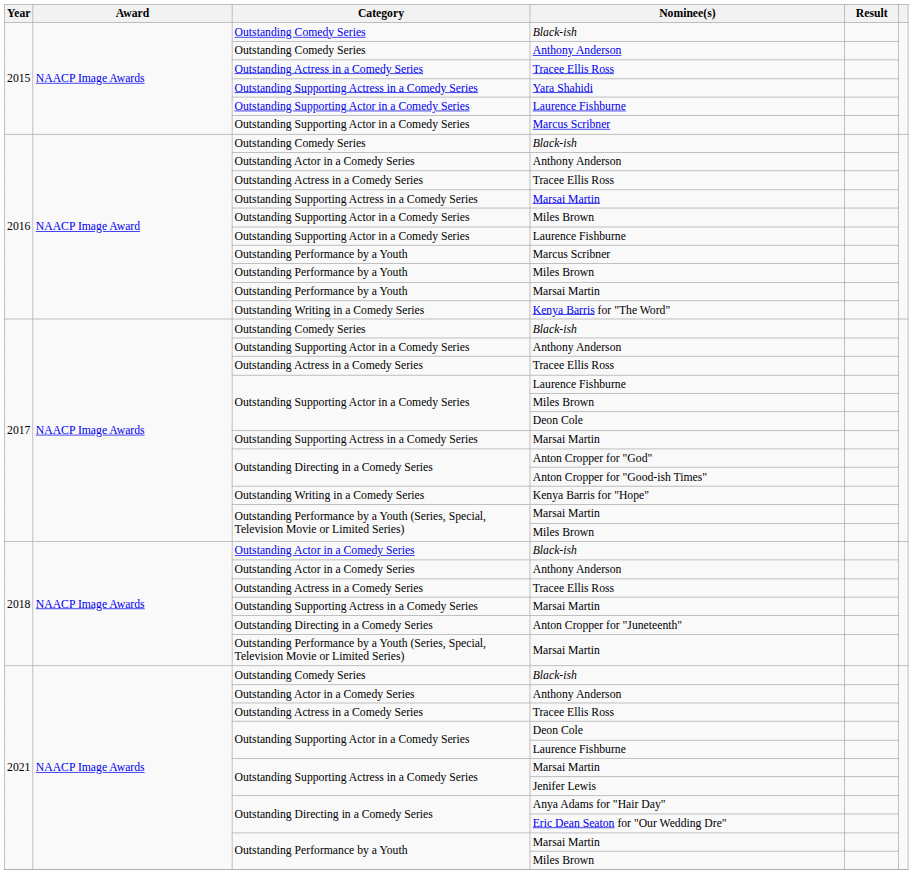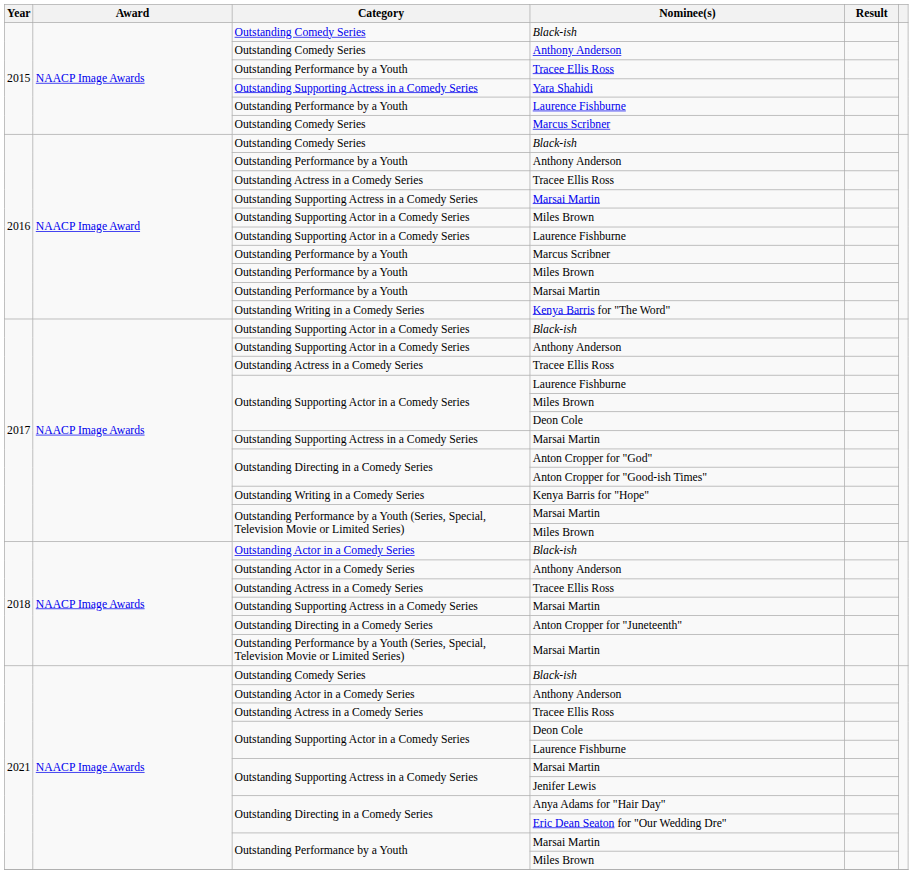(329, 69) Outstanding Actress in a Comedy Series -> (321, 69) Outstanding Performance by a Youth
(352, 106) Outstanding Supporting Actor in a Comedy Series -> (321, 106) Outstanding Performance by a Youth
(352, 124) Outstanding Supporting Actor in a Comedy Series -> (300, 124) Outstanding Comedy Series
(325, 161) Outstanding Actor in a Comedy Series -> (321, 161) Outstanding Performance by a Youth
(300, 328) Outstanding Comedy Series -> (352, 328) Outstanding Supporting Actor in a Comedy Series
